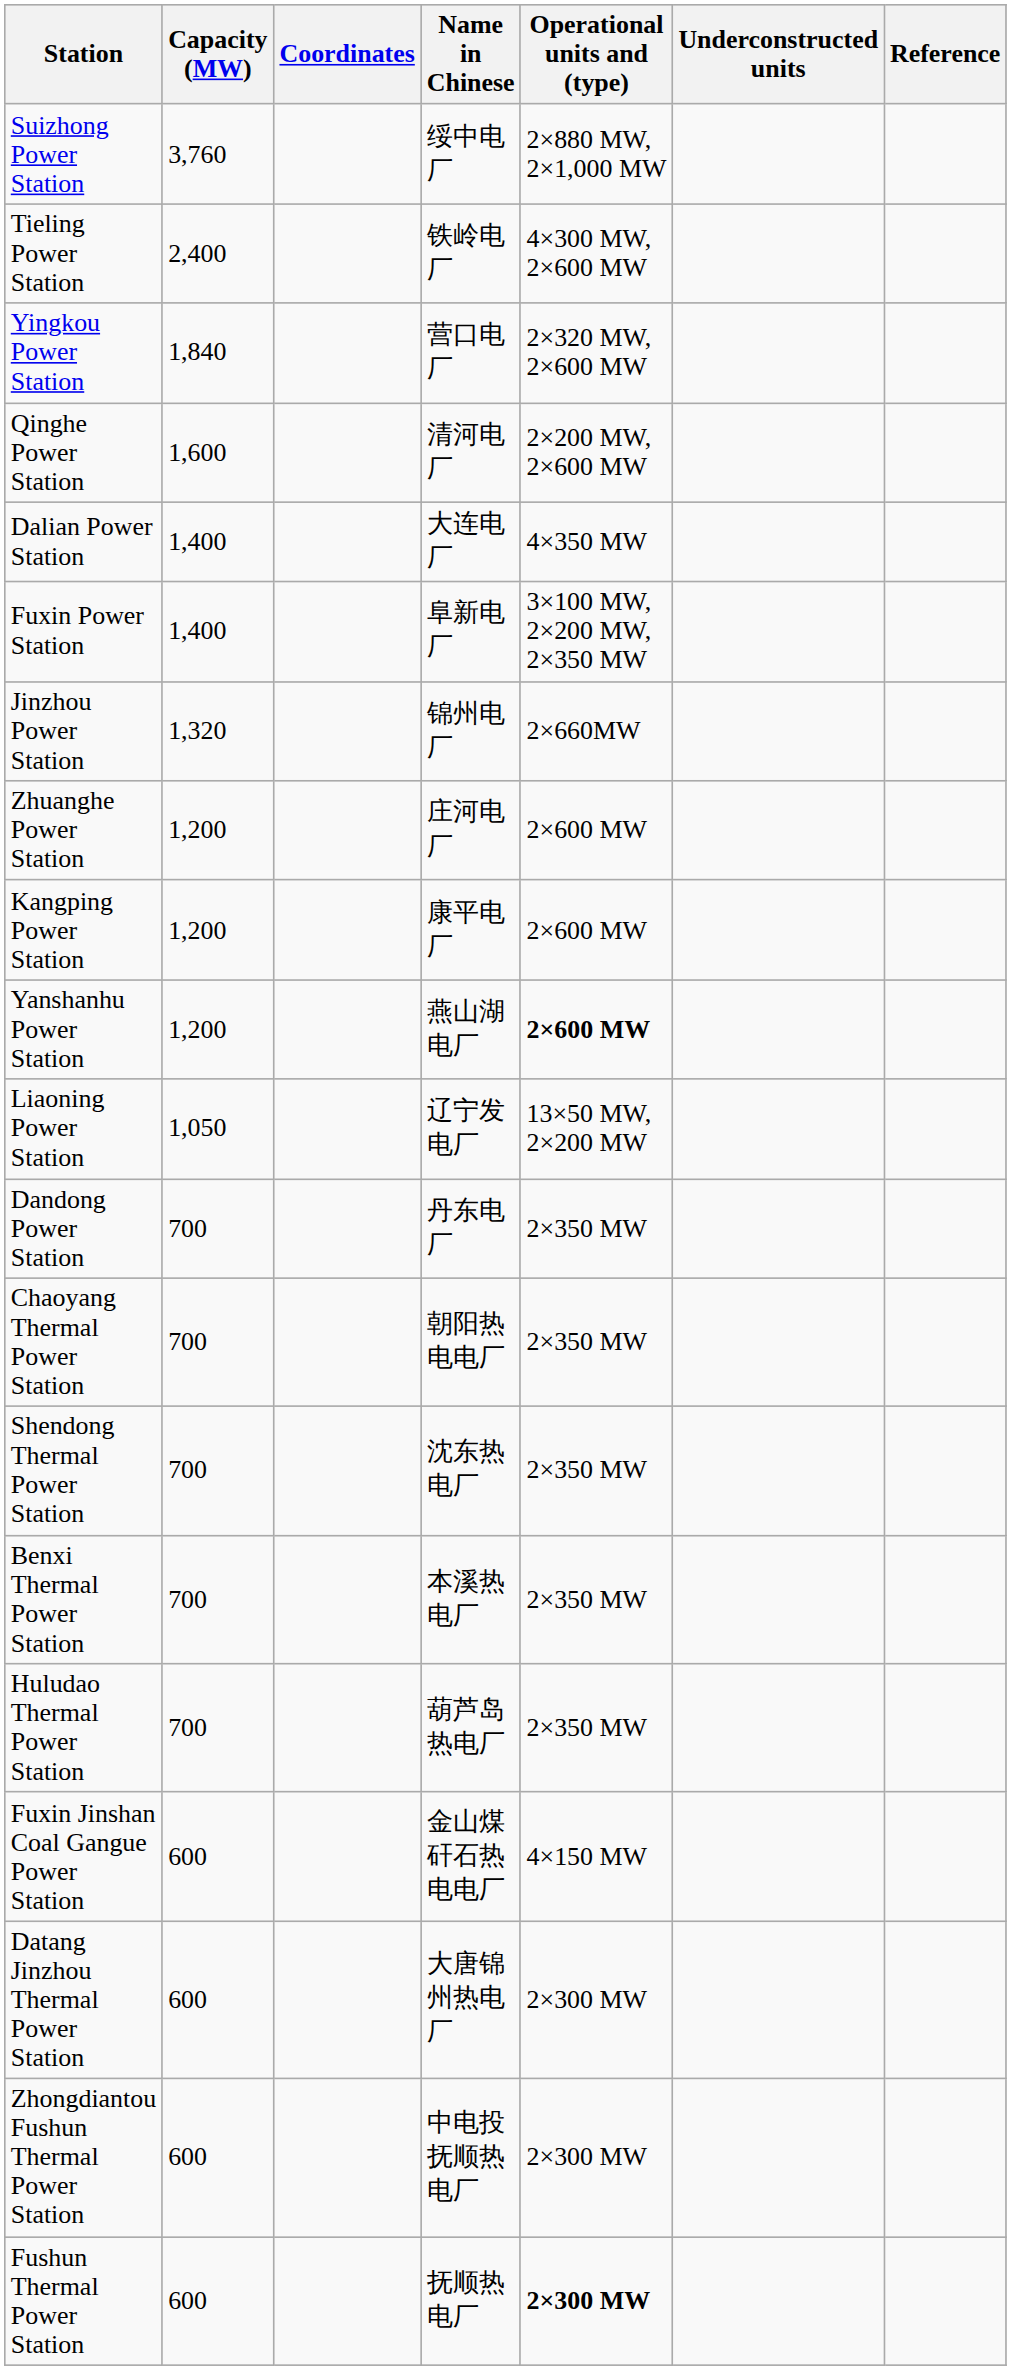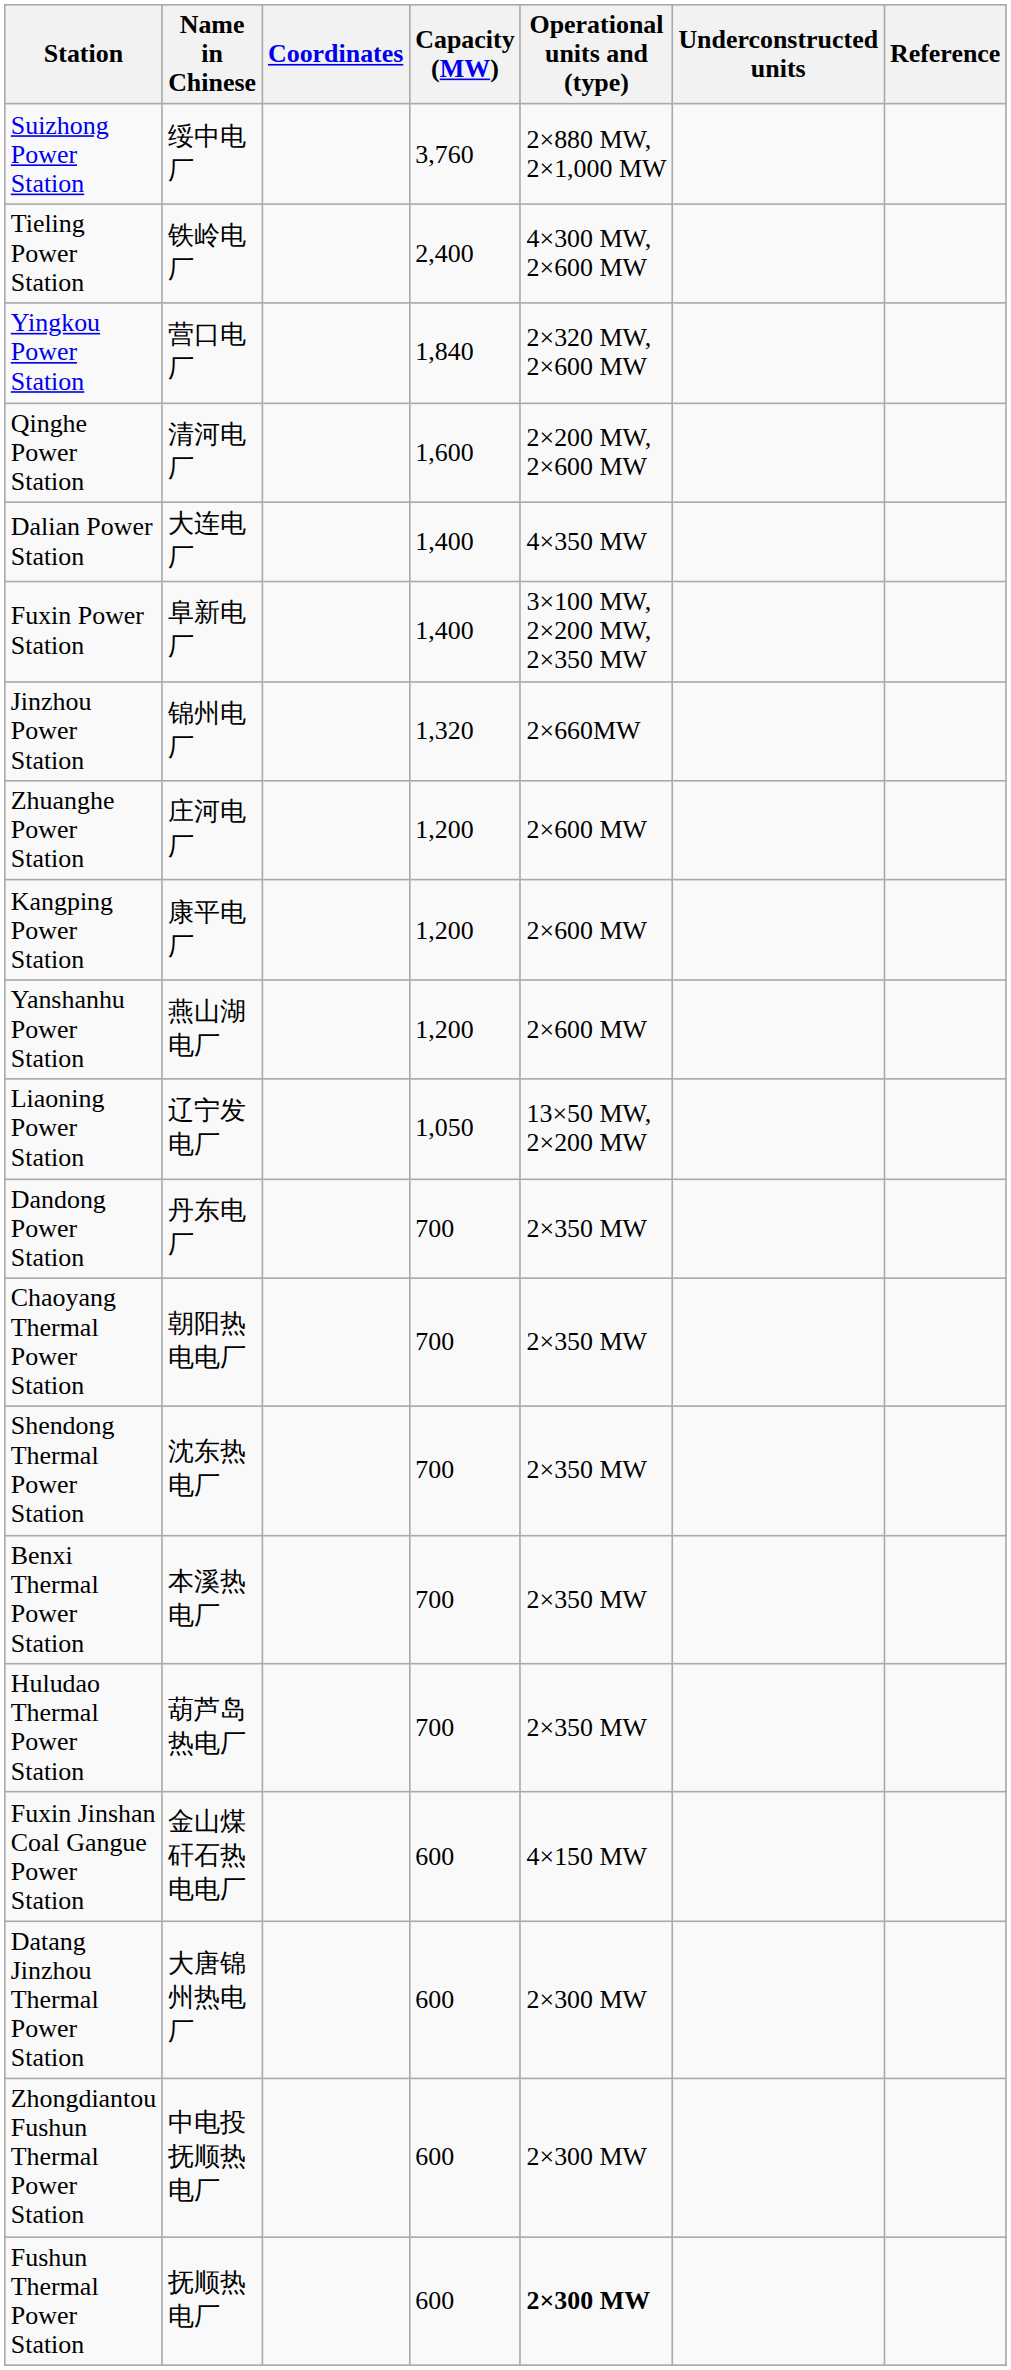columns swapped: (471, 54) <-> (218, 54)
(588, 1029) bold -> (587, 1029) normal
